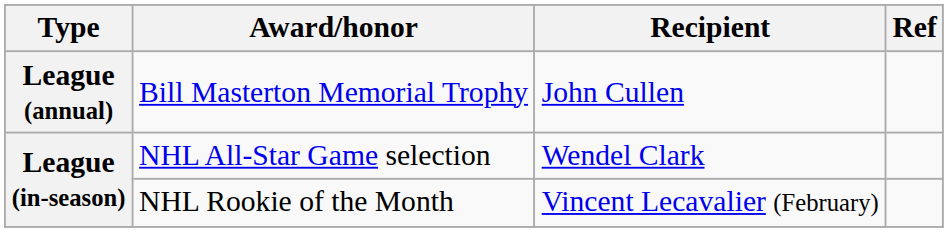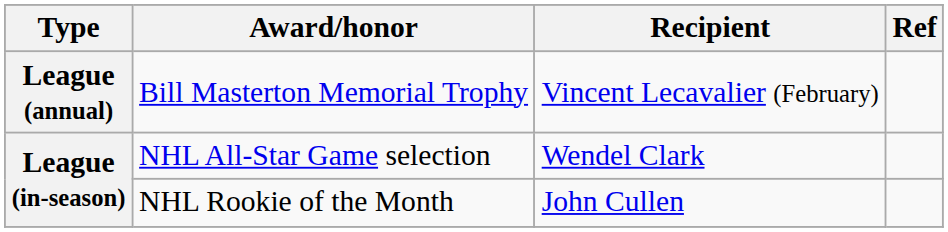(613, 91) John Cullen -> (710, 91) Vincent Lecavalier (February)
(710, 202) Vincent Lecavalier (February) -> (613, 202) John Cullen
